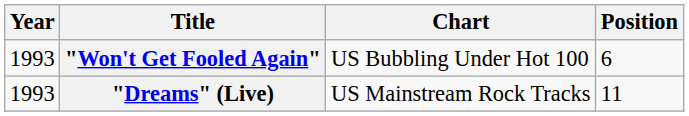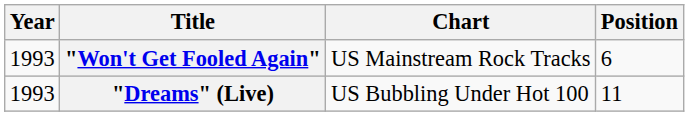(460, 57) US Bubbling Under Hot 100 -> (461, 57) US Mainstream Rock Tracks
(461, 93) US Mainstream Rock Tracks -> (460, 93) US Bubbling Under Hot 100
